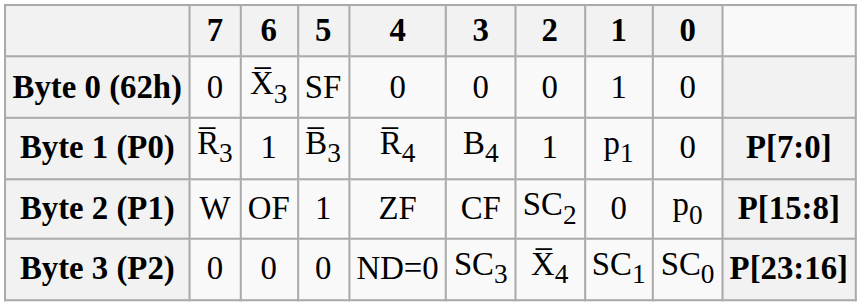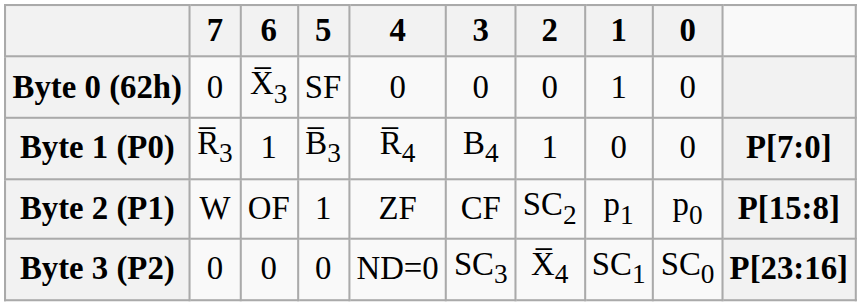(619, 147) p1 -> (619, 147) 0
(619, 208) 0 -> (619, 208) p1
